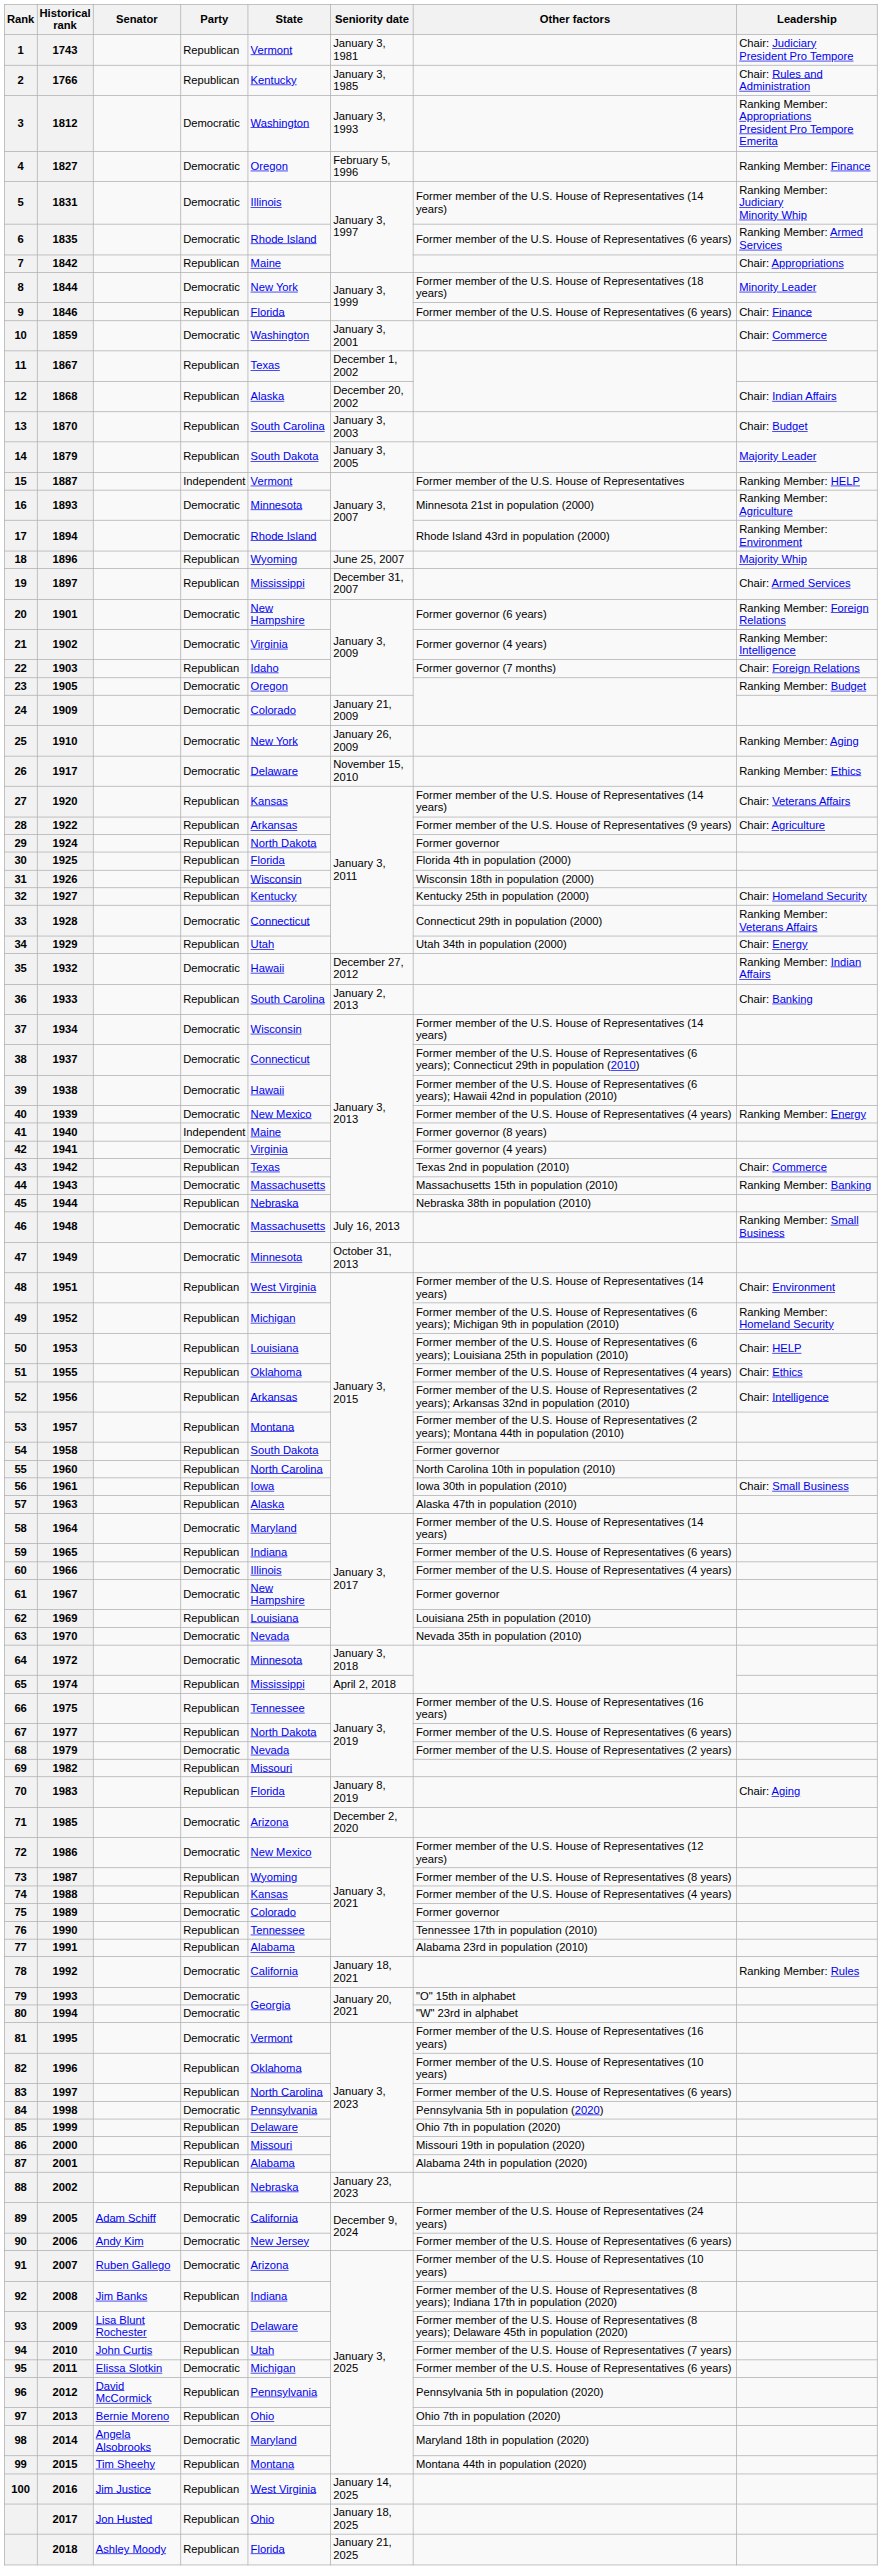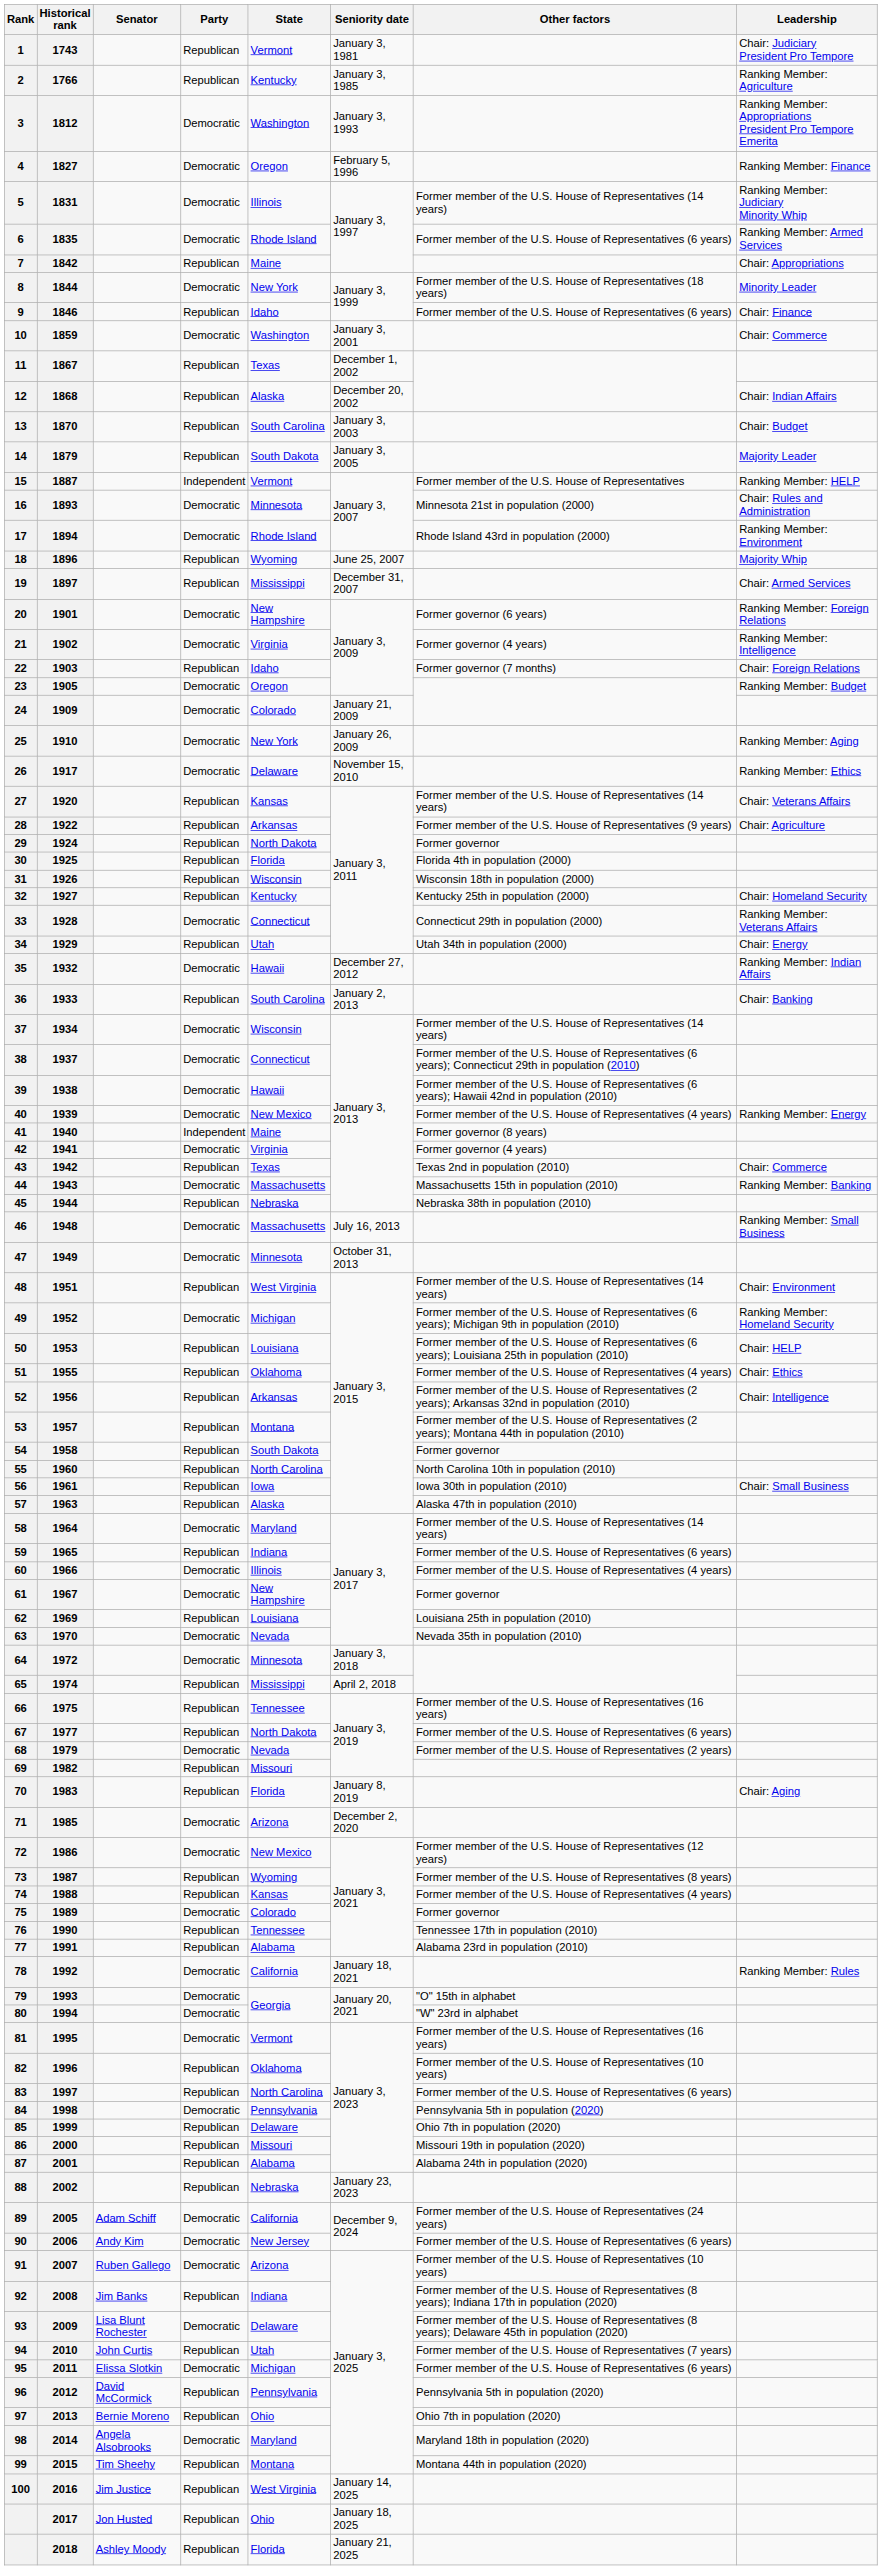(781, 80) Chair: Rules and Administration -> (783, 80) Ranking Member: Agriculture
(268, 311) Florida -> (265, 311) Idaho
(783, 505) Ranking Member: Agriculture -> (781, 505) Chair: Rules and Administration
(211, 1318) Republican -> (211, 1318) Democratic
